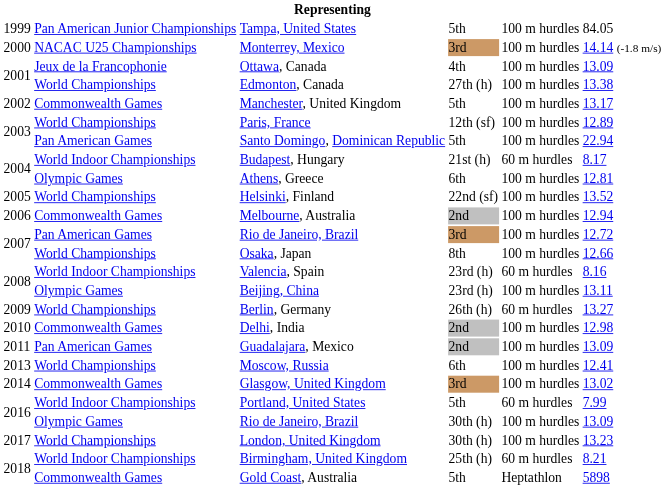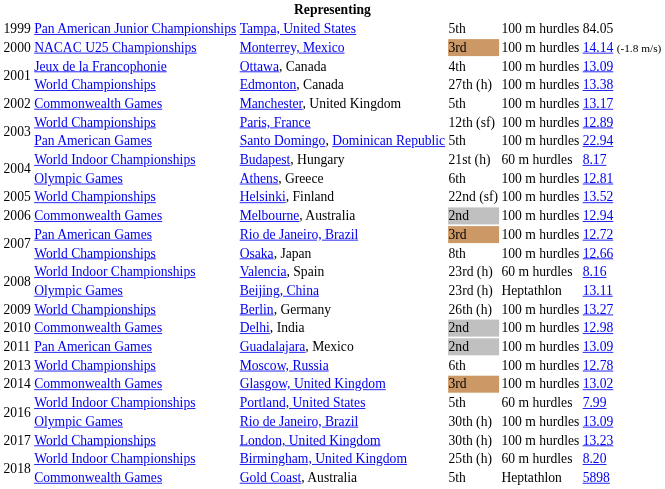(540, 290) 100 m hurdles -> (532, 290) Heptathlon
(537, 309) 60 m hurdles -> (540, 309) 100 m hurdles
(598, 365) 12.41 -> (598, 365) 12.78
(595, 459) 8.21 -> (595, 459) 8.20
